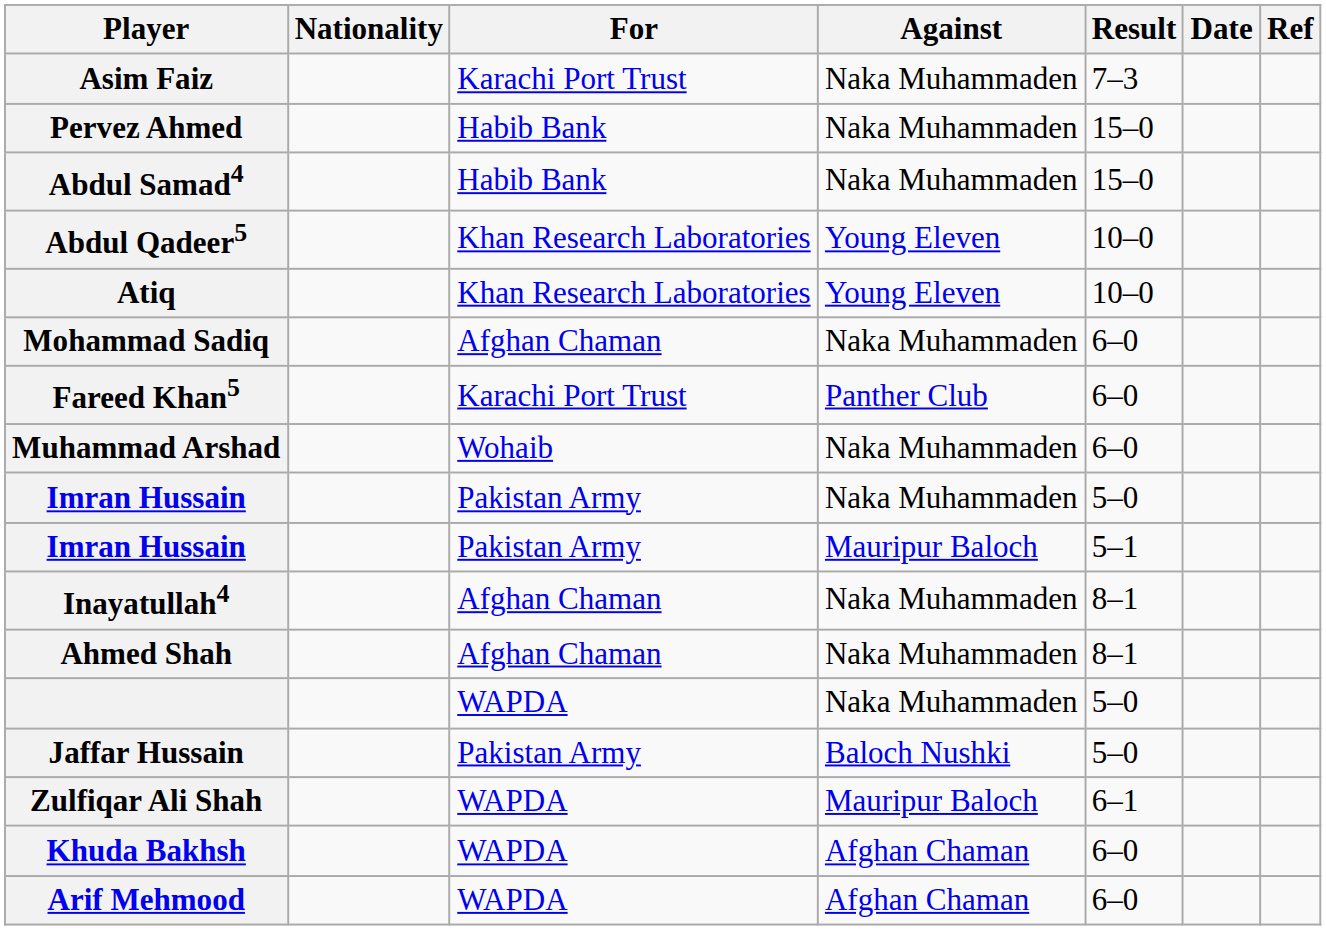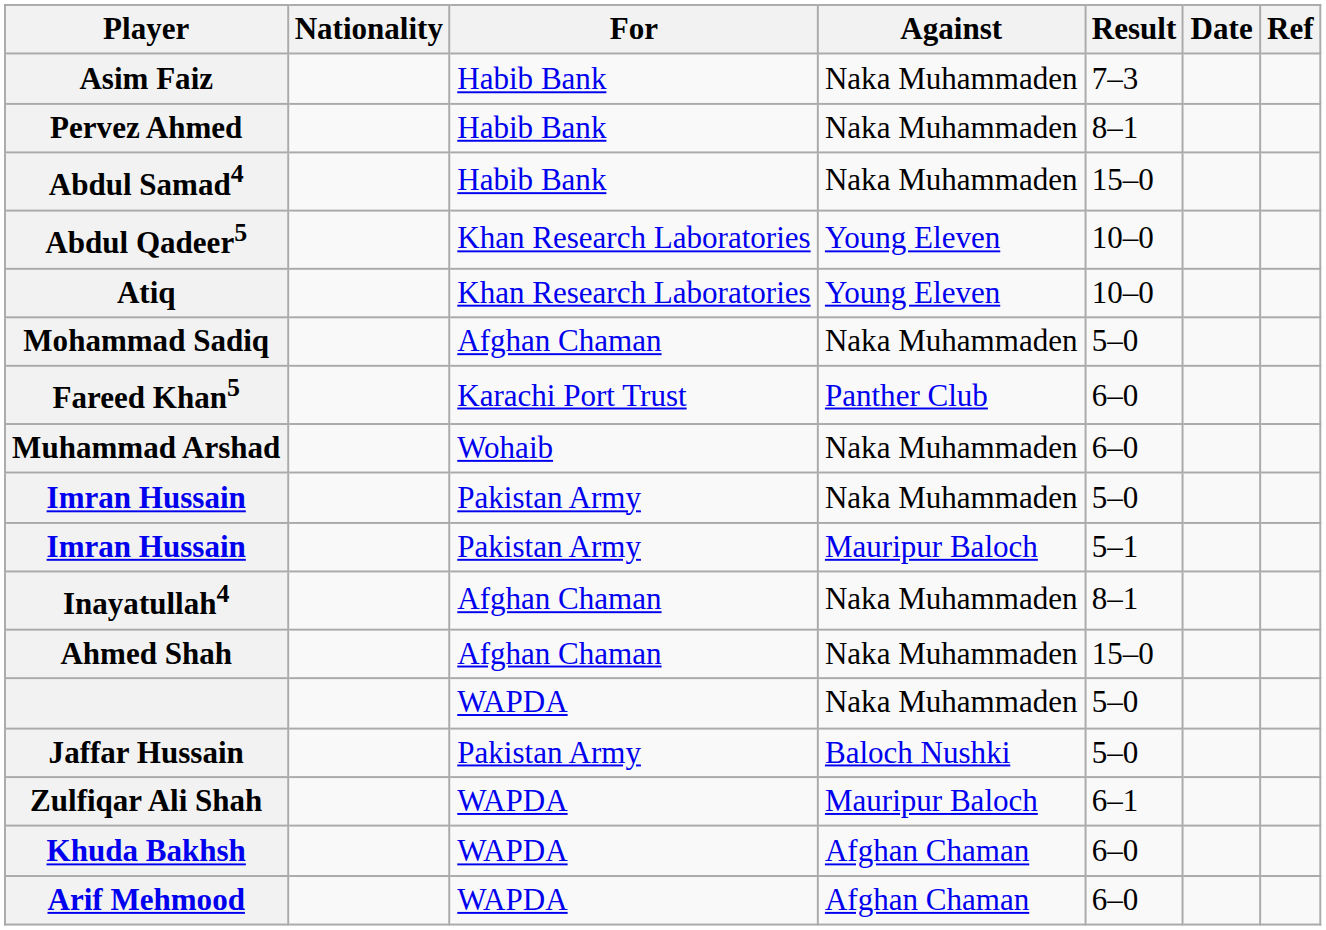(572, 78) Karachi Port Trust -> (532, 78) Habib Bank
(1123, 127) 15–0 -> (1115, 127) 8–1
(1115, 341) 6–0 -> (1115, 341) 5–0
(1115, 653) 8–1 -> (1123, 653) 15–0
